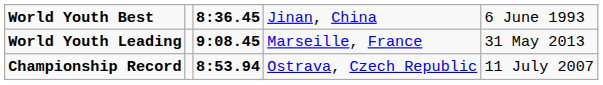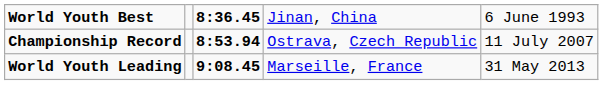rows swapped: (95, 67) <-> (95, 42)
